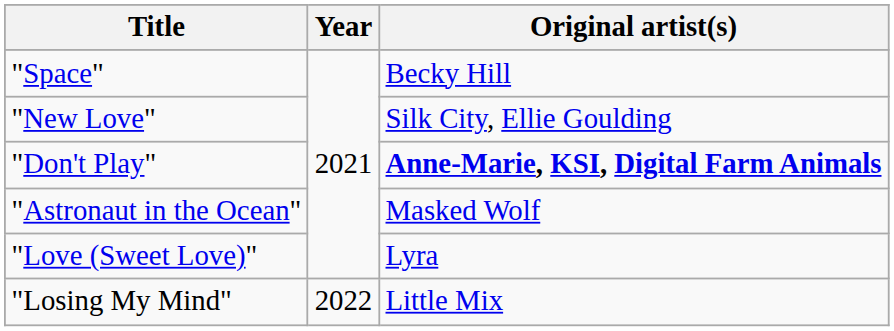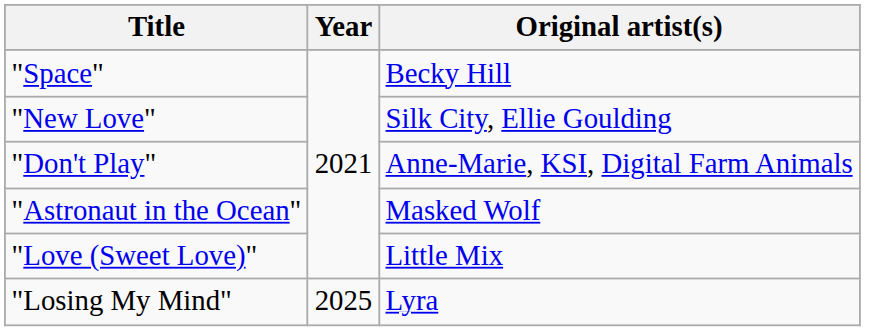(634, 164) bold -> (619, 164) normal
(412, 255) Lyra -> (444, 255) Little Mix
(343, 301) 2022 -> (343, 301) 2025
(444, 301) Little Mix -> (412, 301) Lyra
